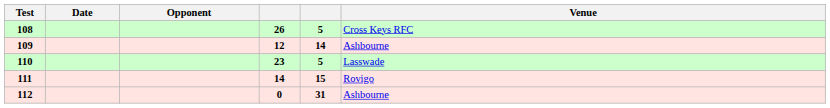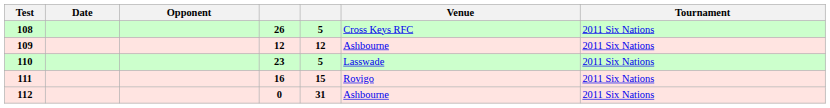+ column: (703, 12)
(320, 45) 14 -> (320, 45) 12
(279, 78) 14 -> (279, 78) 16
